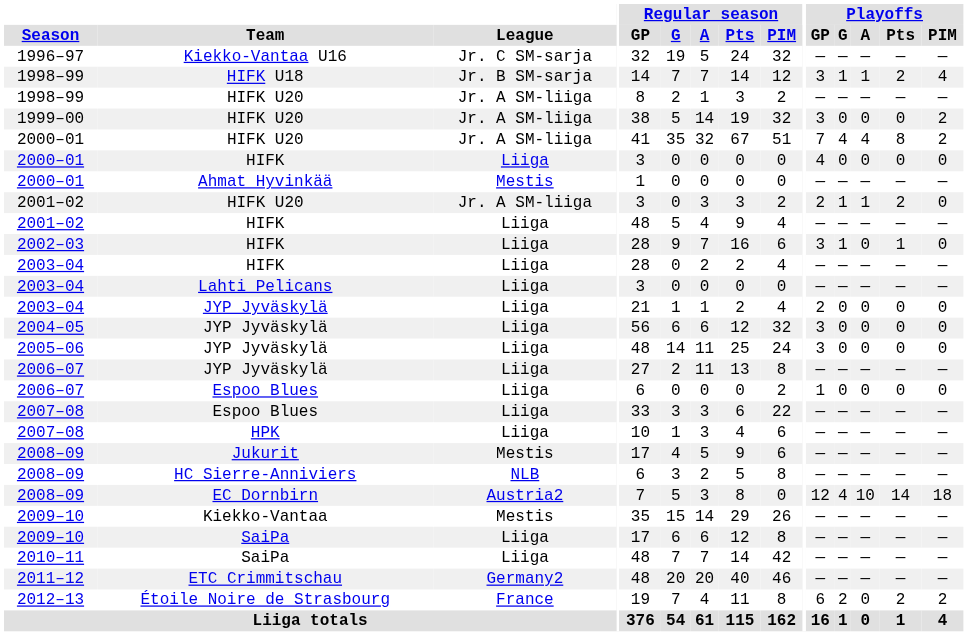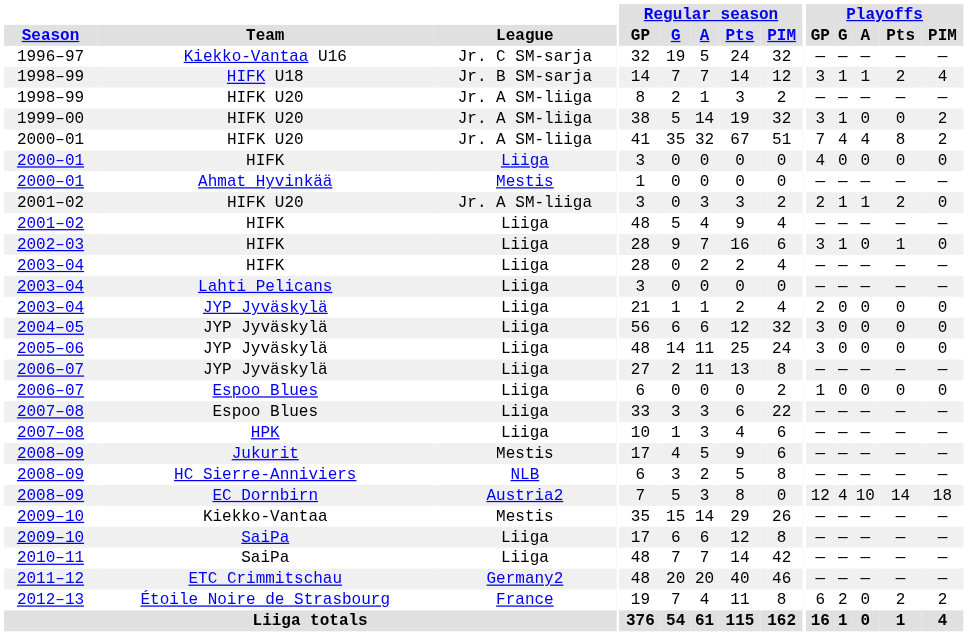(843, 119) 0 -> (843, 119) 1
